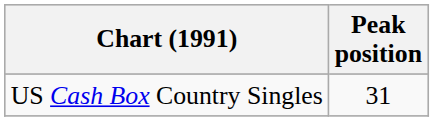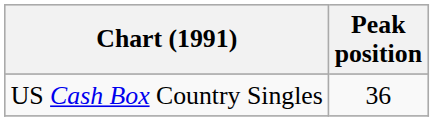(378, 94) 31 -> (378, 94) 36
